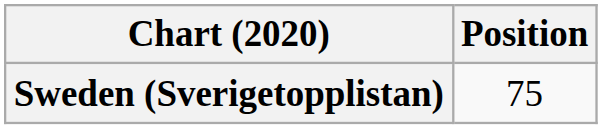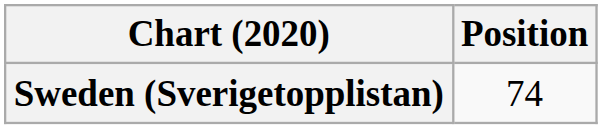(525, 92) 75 -> (525, 92) 74
